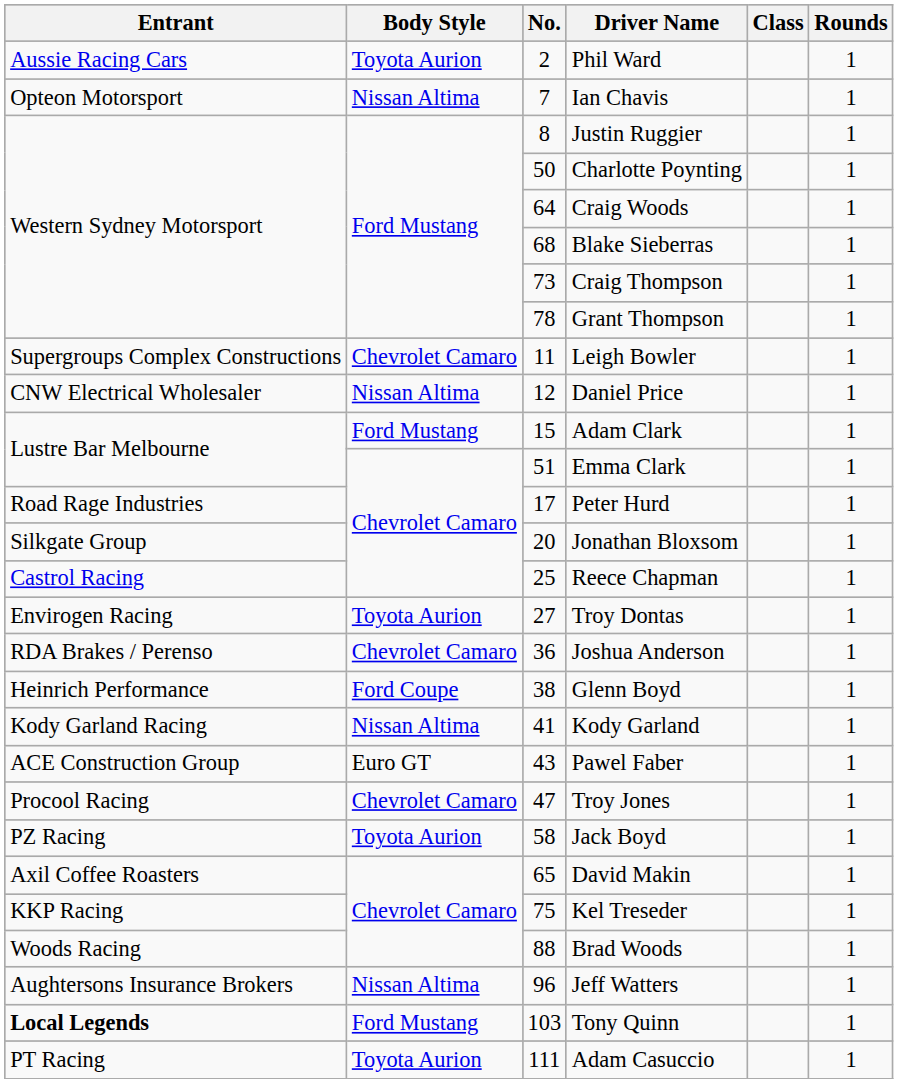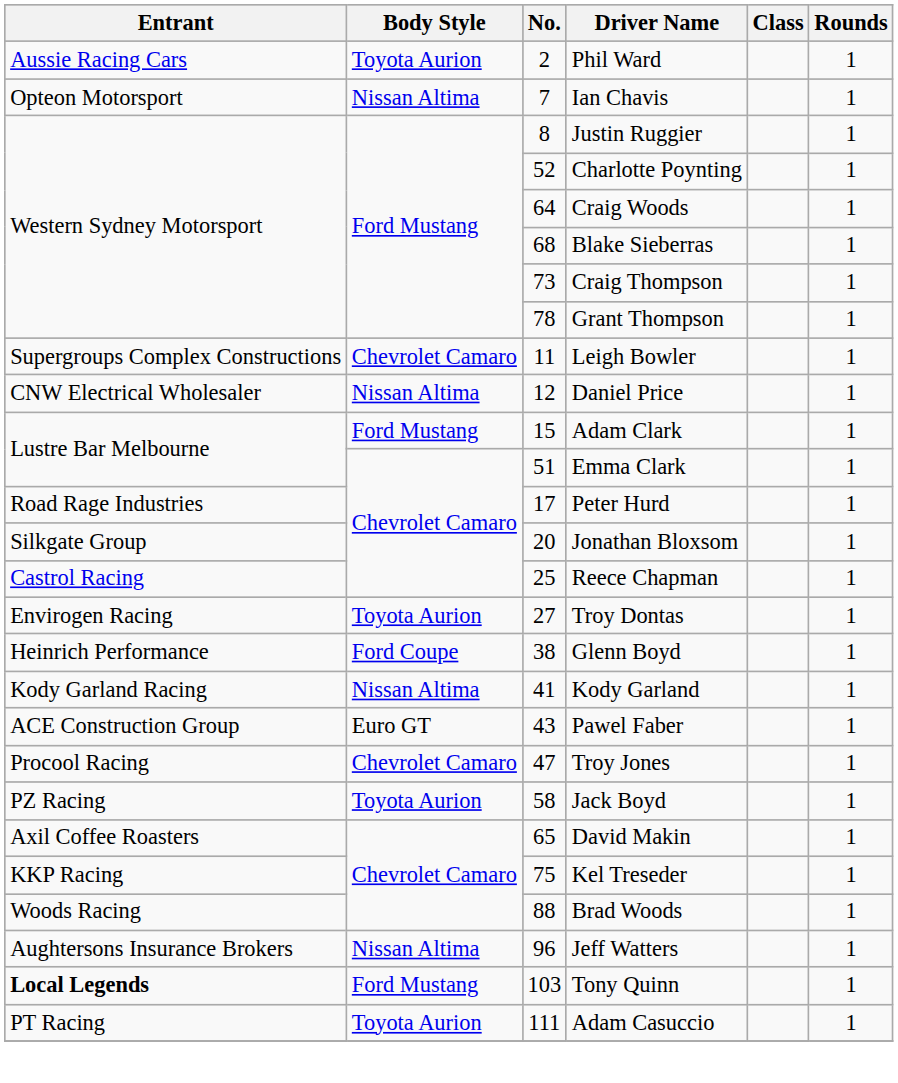(544, 170) 50 -> (544, 170) 52
- row: (648, 651)
